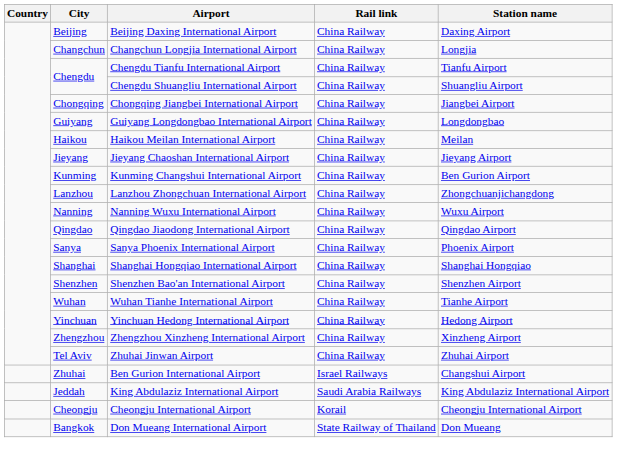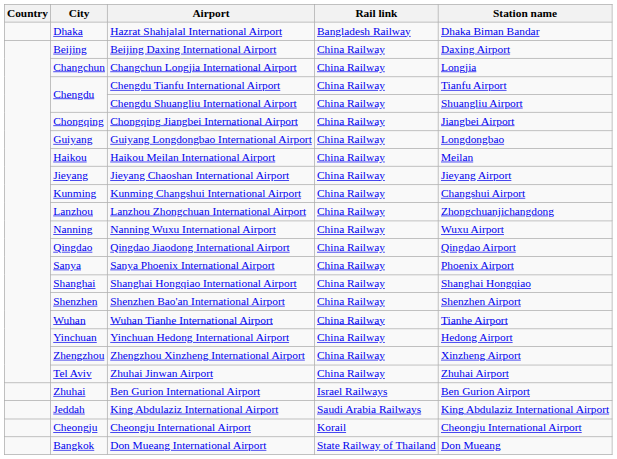+ row: (196, 31)
(485, 175) Ben Gurion Airport -> (483, 193) Changshui Airport
(483, 373) Changshui Airport -> (485, 391) Ben Gurion Airport
